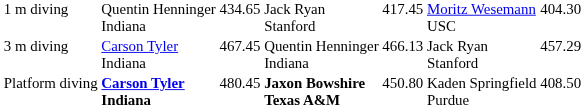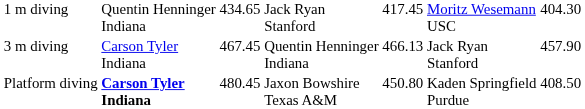(561, 46) 457.29 -> (561, 46) 457.90
(315, 91) bold -> (312, 91) normal
